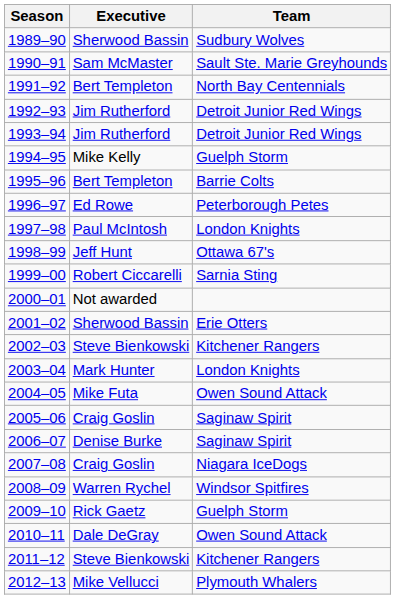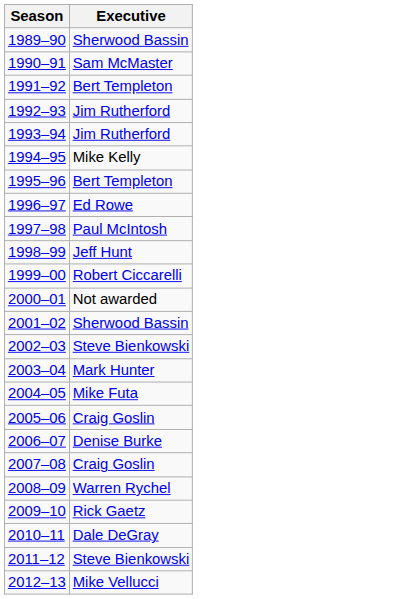- column: (292, 16)
